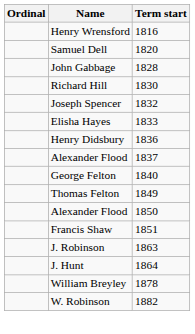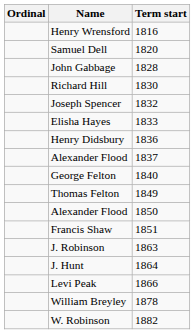+ row: (74, 283)
